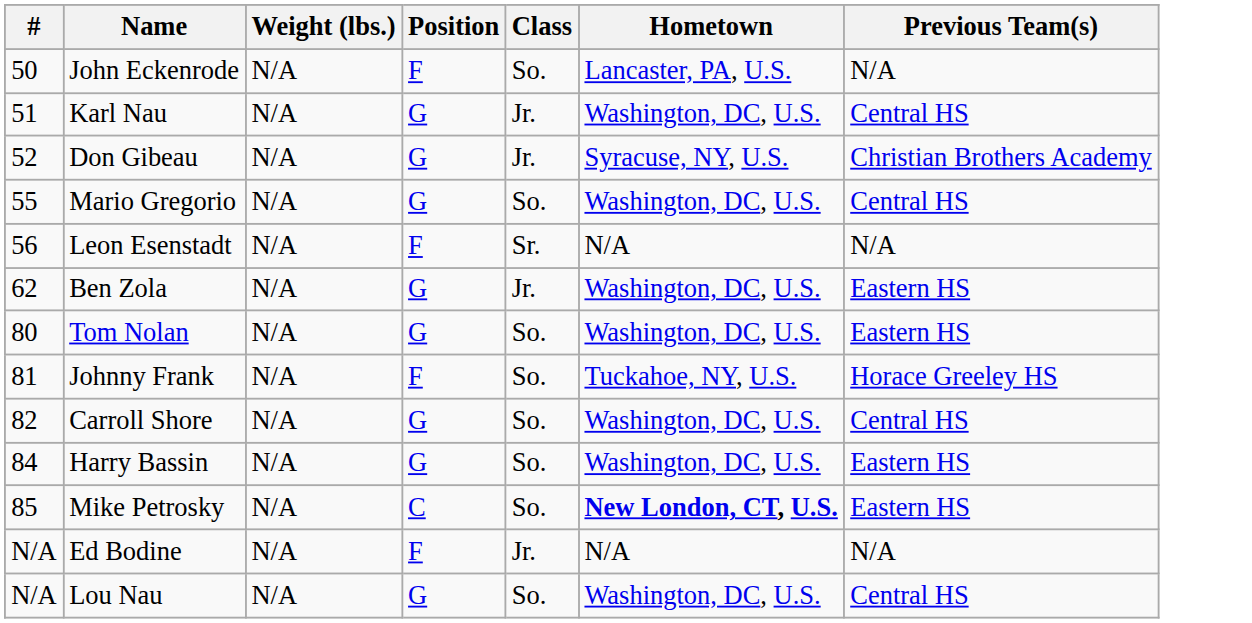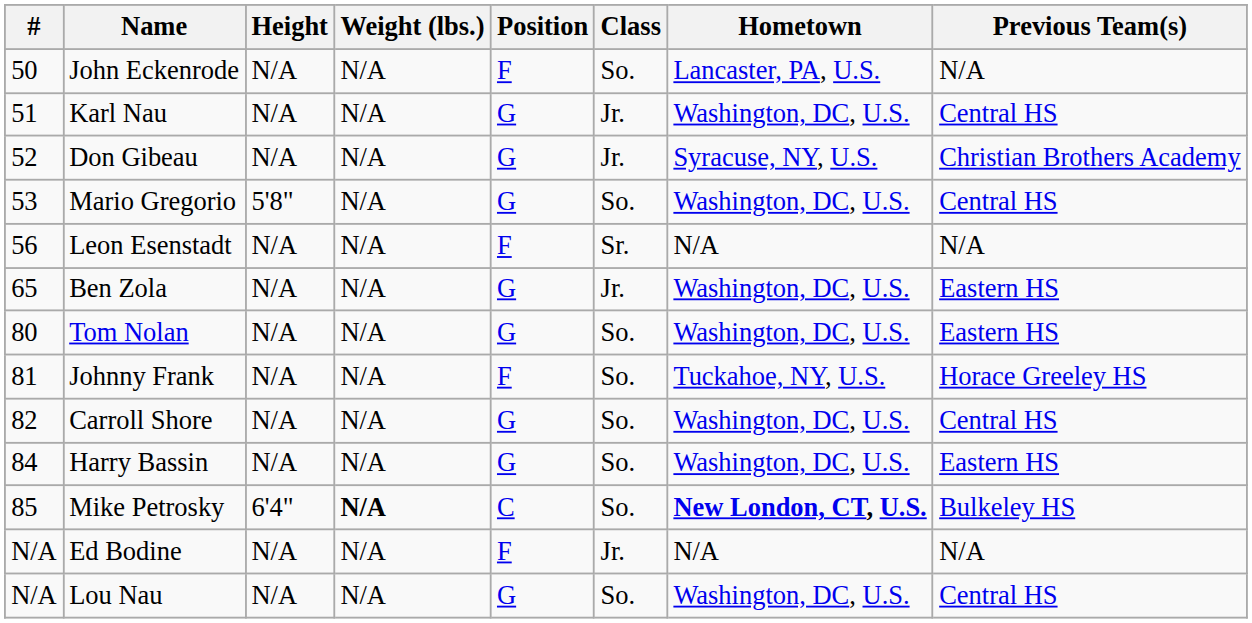+ column: (290, 26)
(24, 201) 55 -> (24, 201) 53
(24, 288) 62 -> (24, 288) 65
(274, 507) normal -> (363, 507) bold
(910, 507) Eastern HS -> (1007, 507) Bulkeley HS
